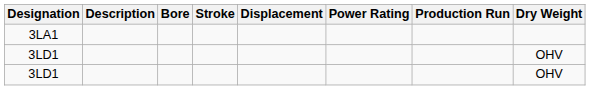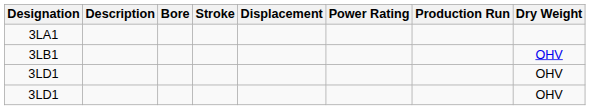+ row: (43, 54)
